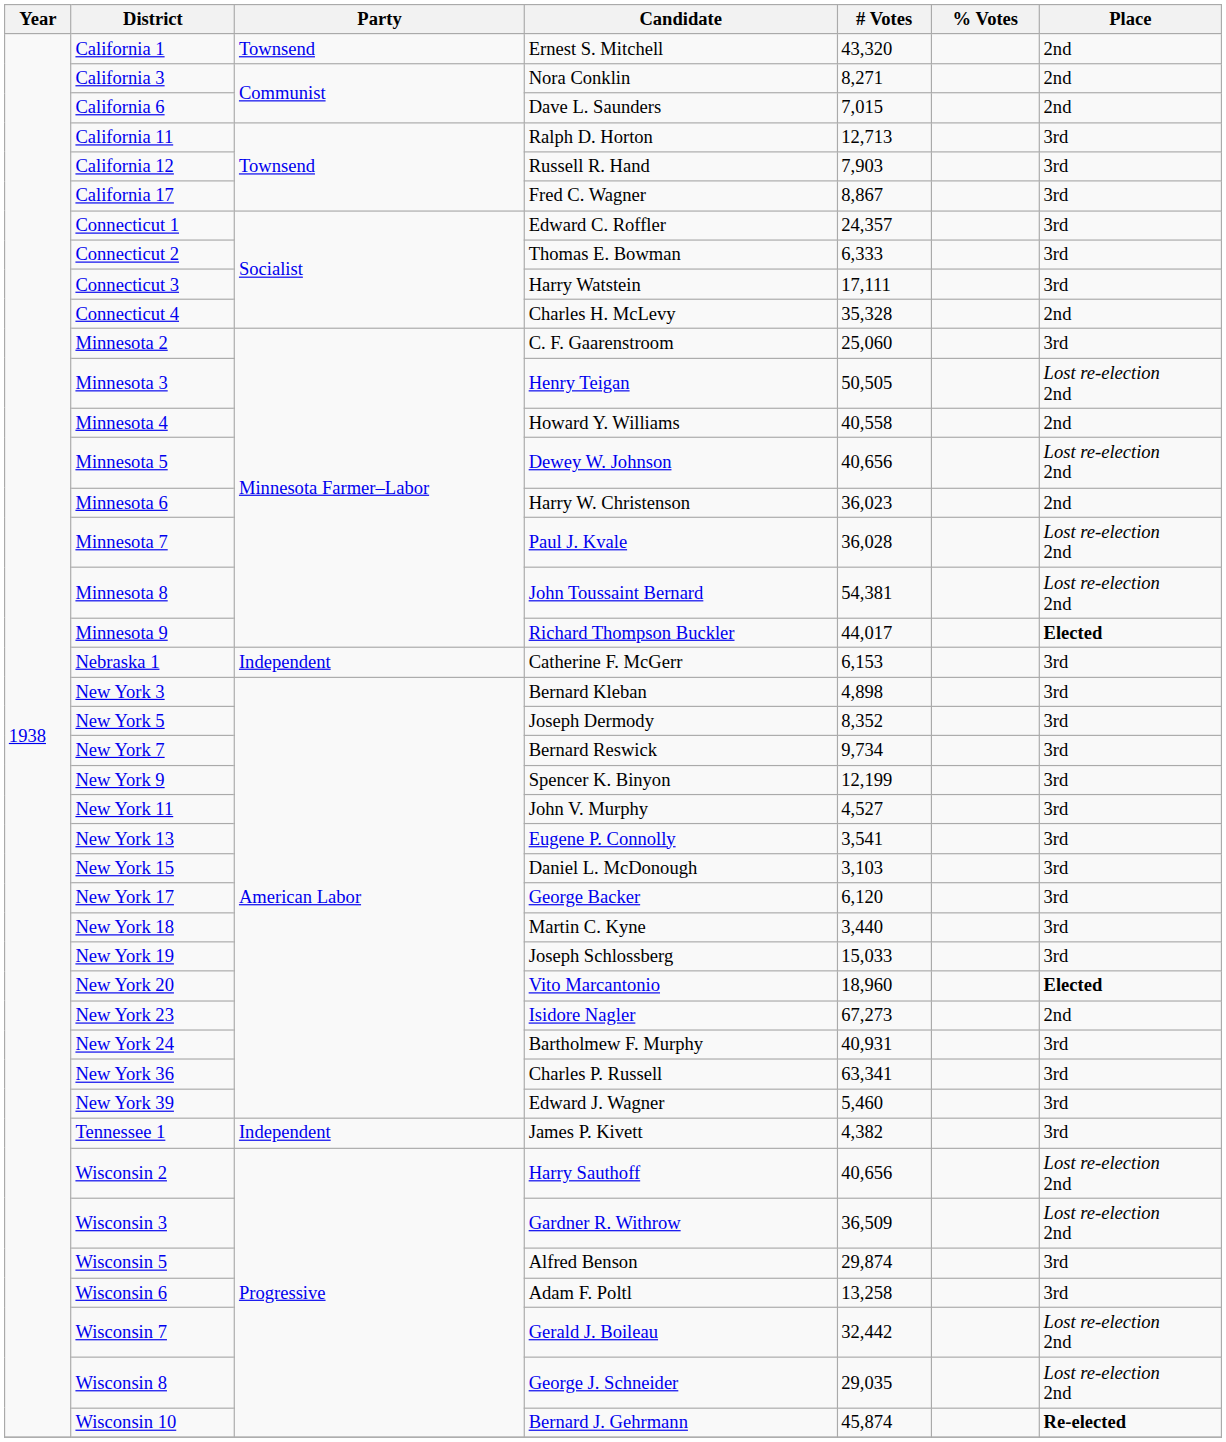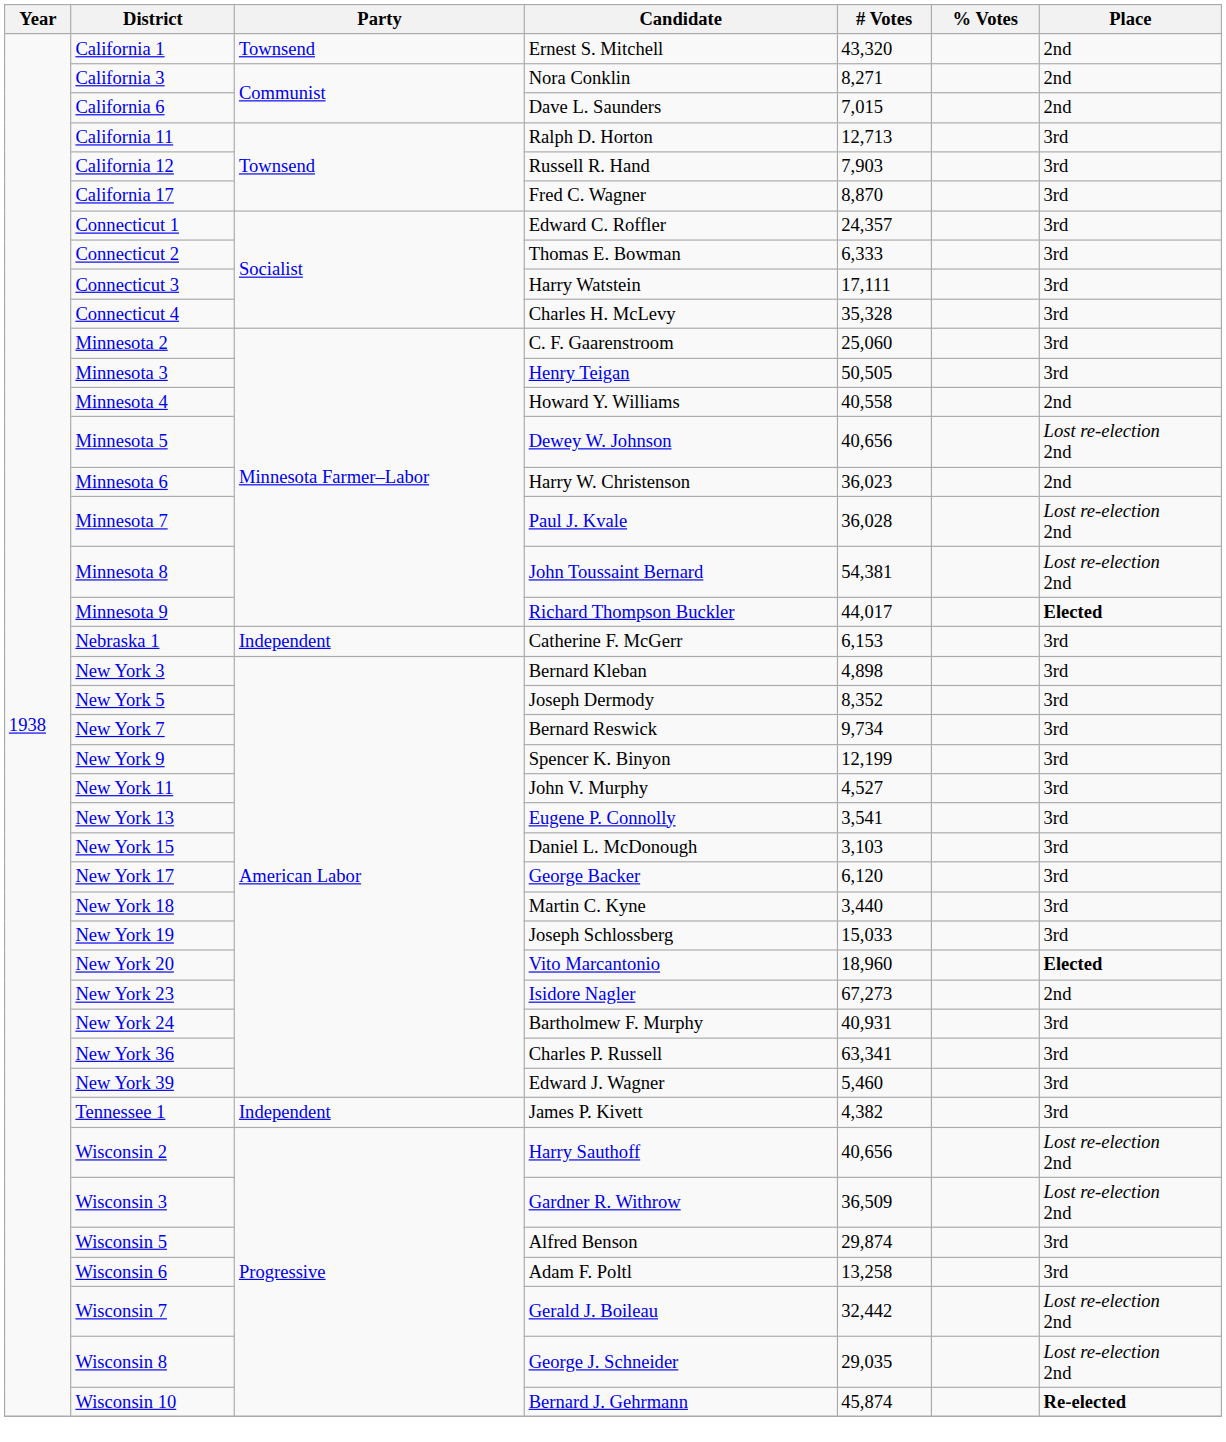(862, 195) 8,867 -> (862, 195) 8,870
(1057, 313) 2nd -> (1056, 313) 3rd
(1102, 382) Lost re-election 2nd -> (1056, 372) 3rd
